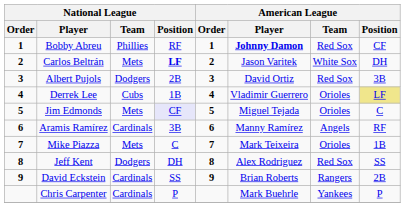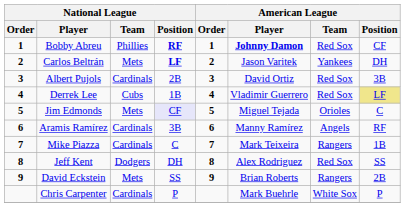(175, 45) normal -> (175, 45) bold
(335, 62) White Sox -> (335, 62) Yankees
(132, 78) Dodgers -> (132, 78) Cardinals
(335, 95) Orioles -> (335, 95) Red Sox
(132, 144) Mets -> (132, 144) Cardinals
(335, 144) Orioles -> (335, 144) Rangers
(132, 177) Cardinals -> (132, 177) Mets
(335, 194) Yankees -> (335, 194) White Sox
